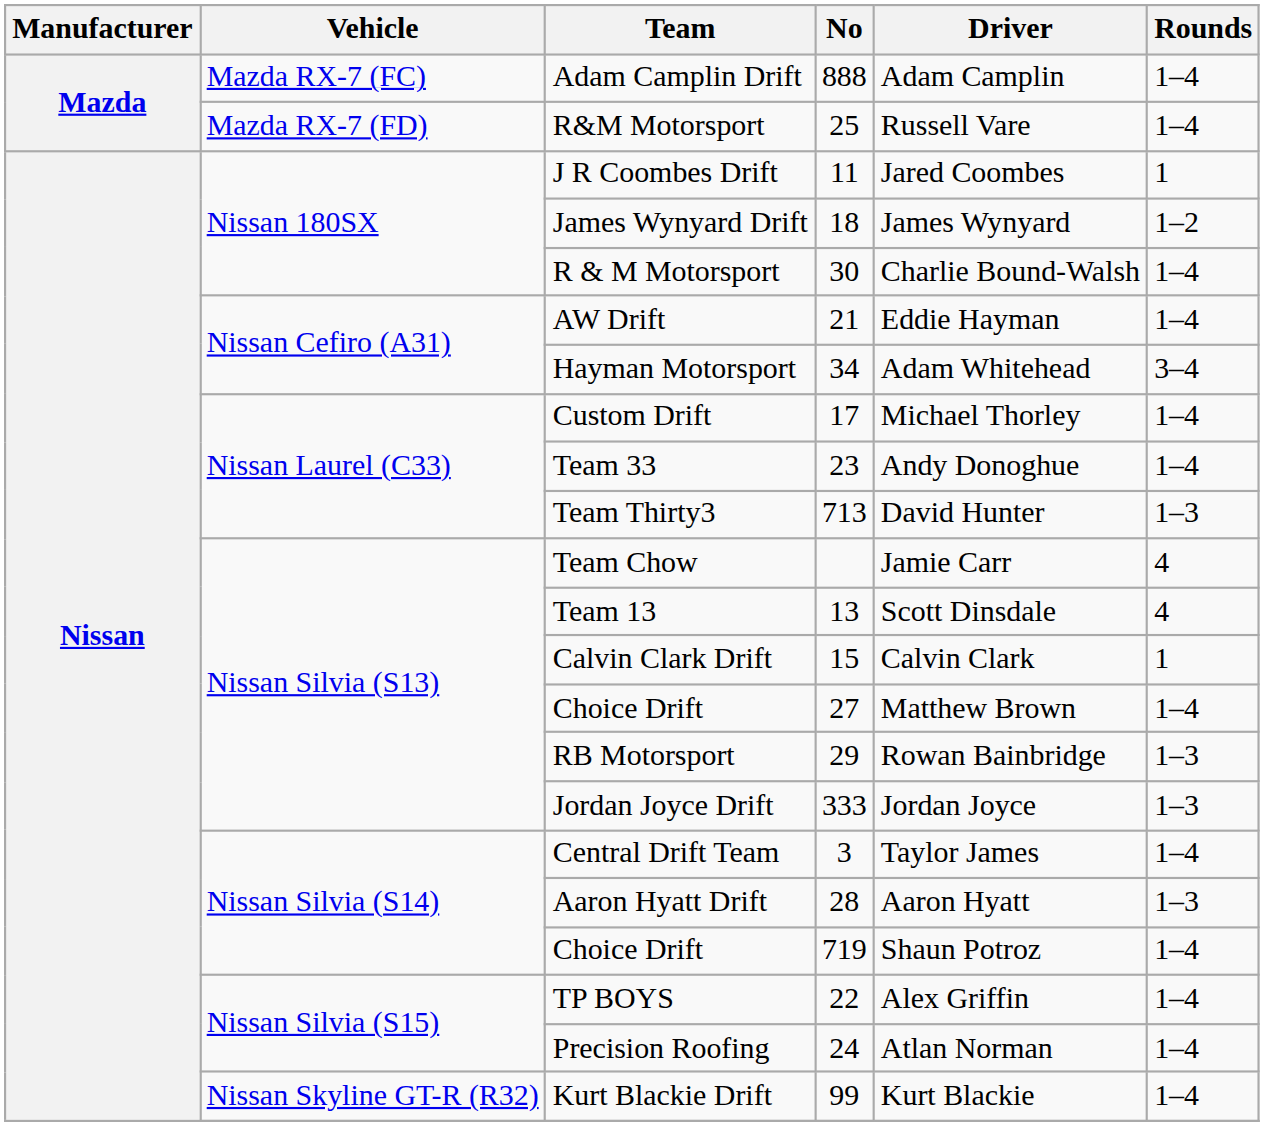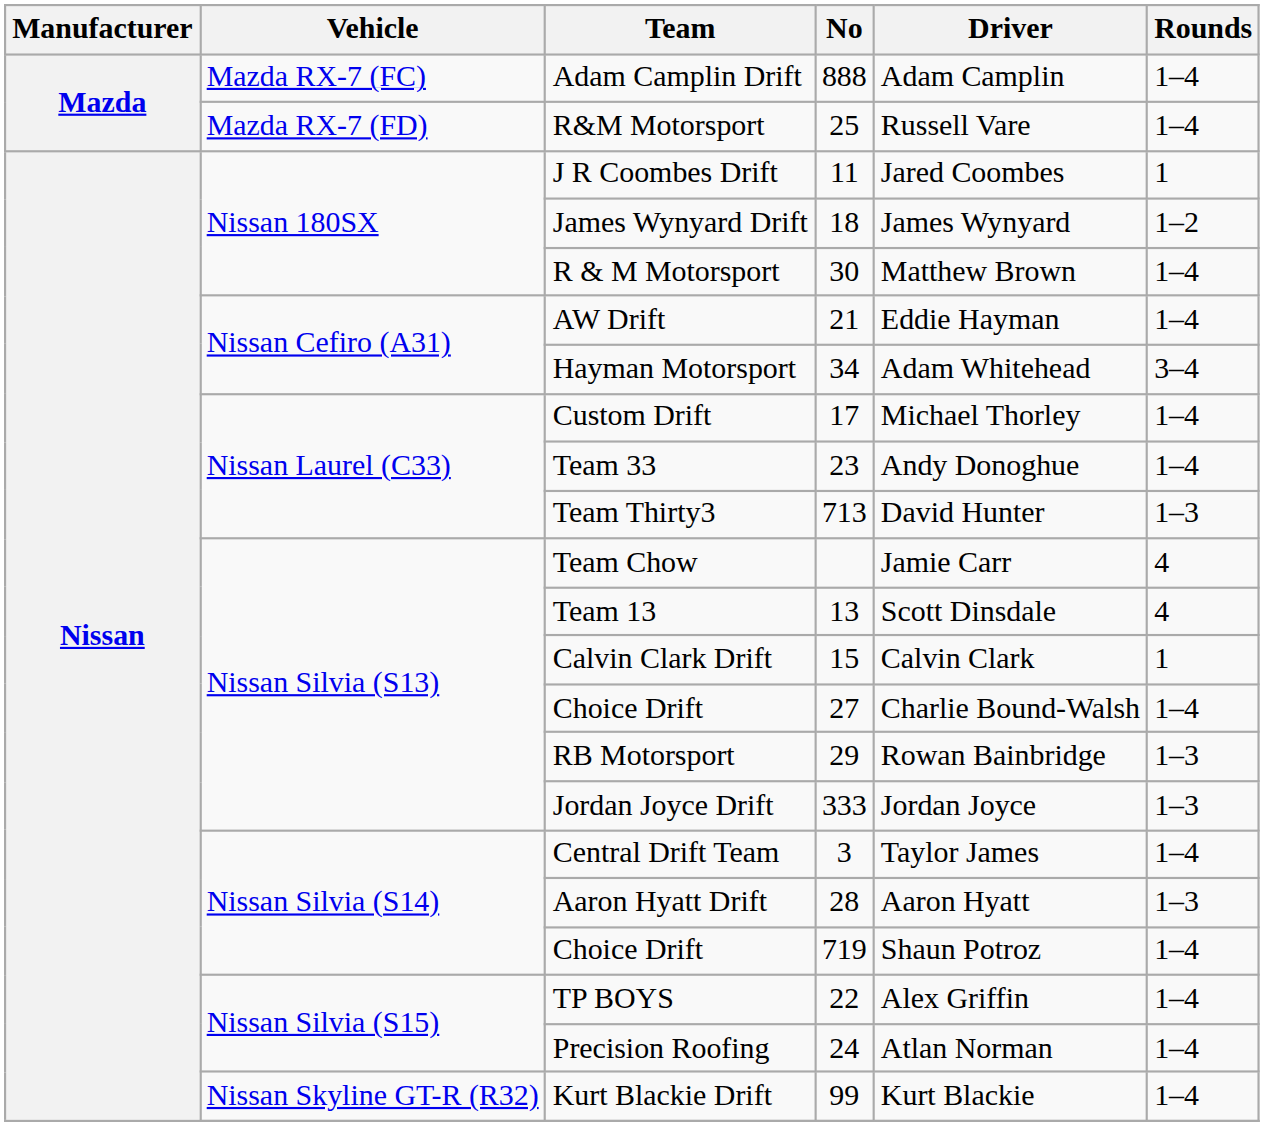(1010, 271) Charlie Bound-Walsh -> (978, 271) Matthew Brown
(978, 707) Matthew Brown -> (1010, 707) Charlie Bound-Walsh
